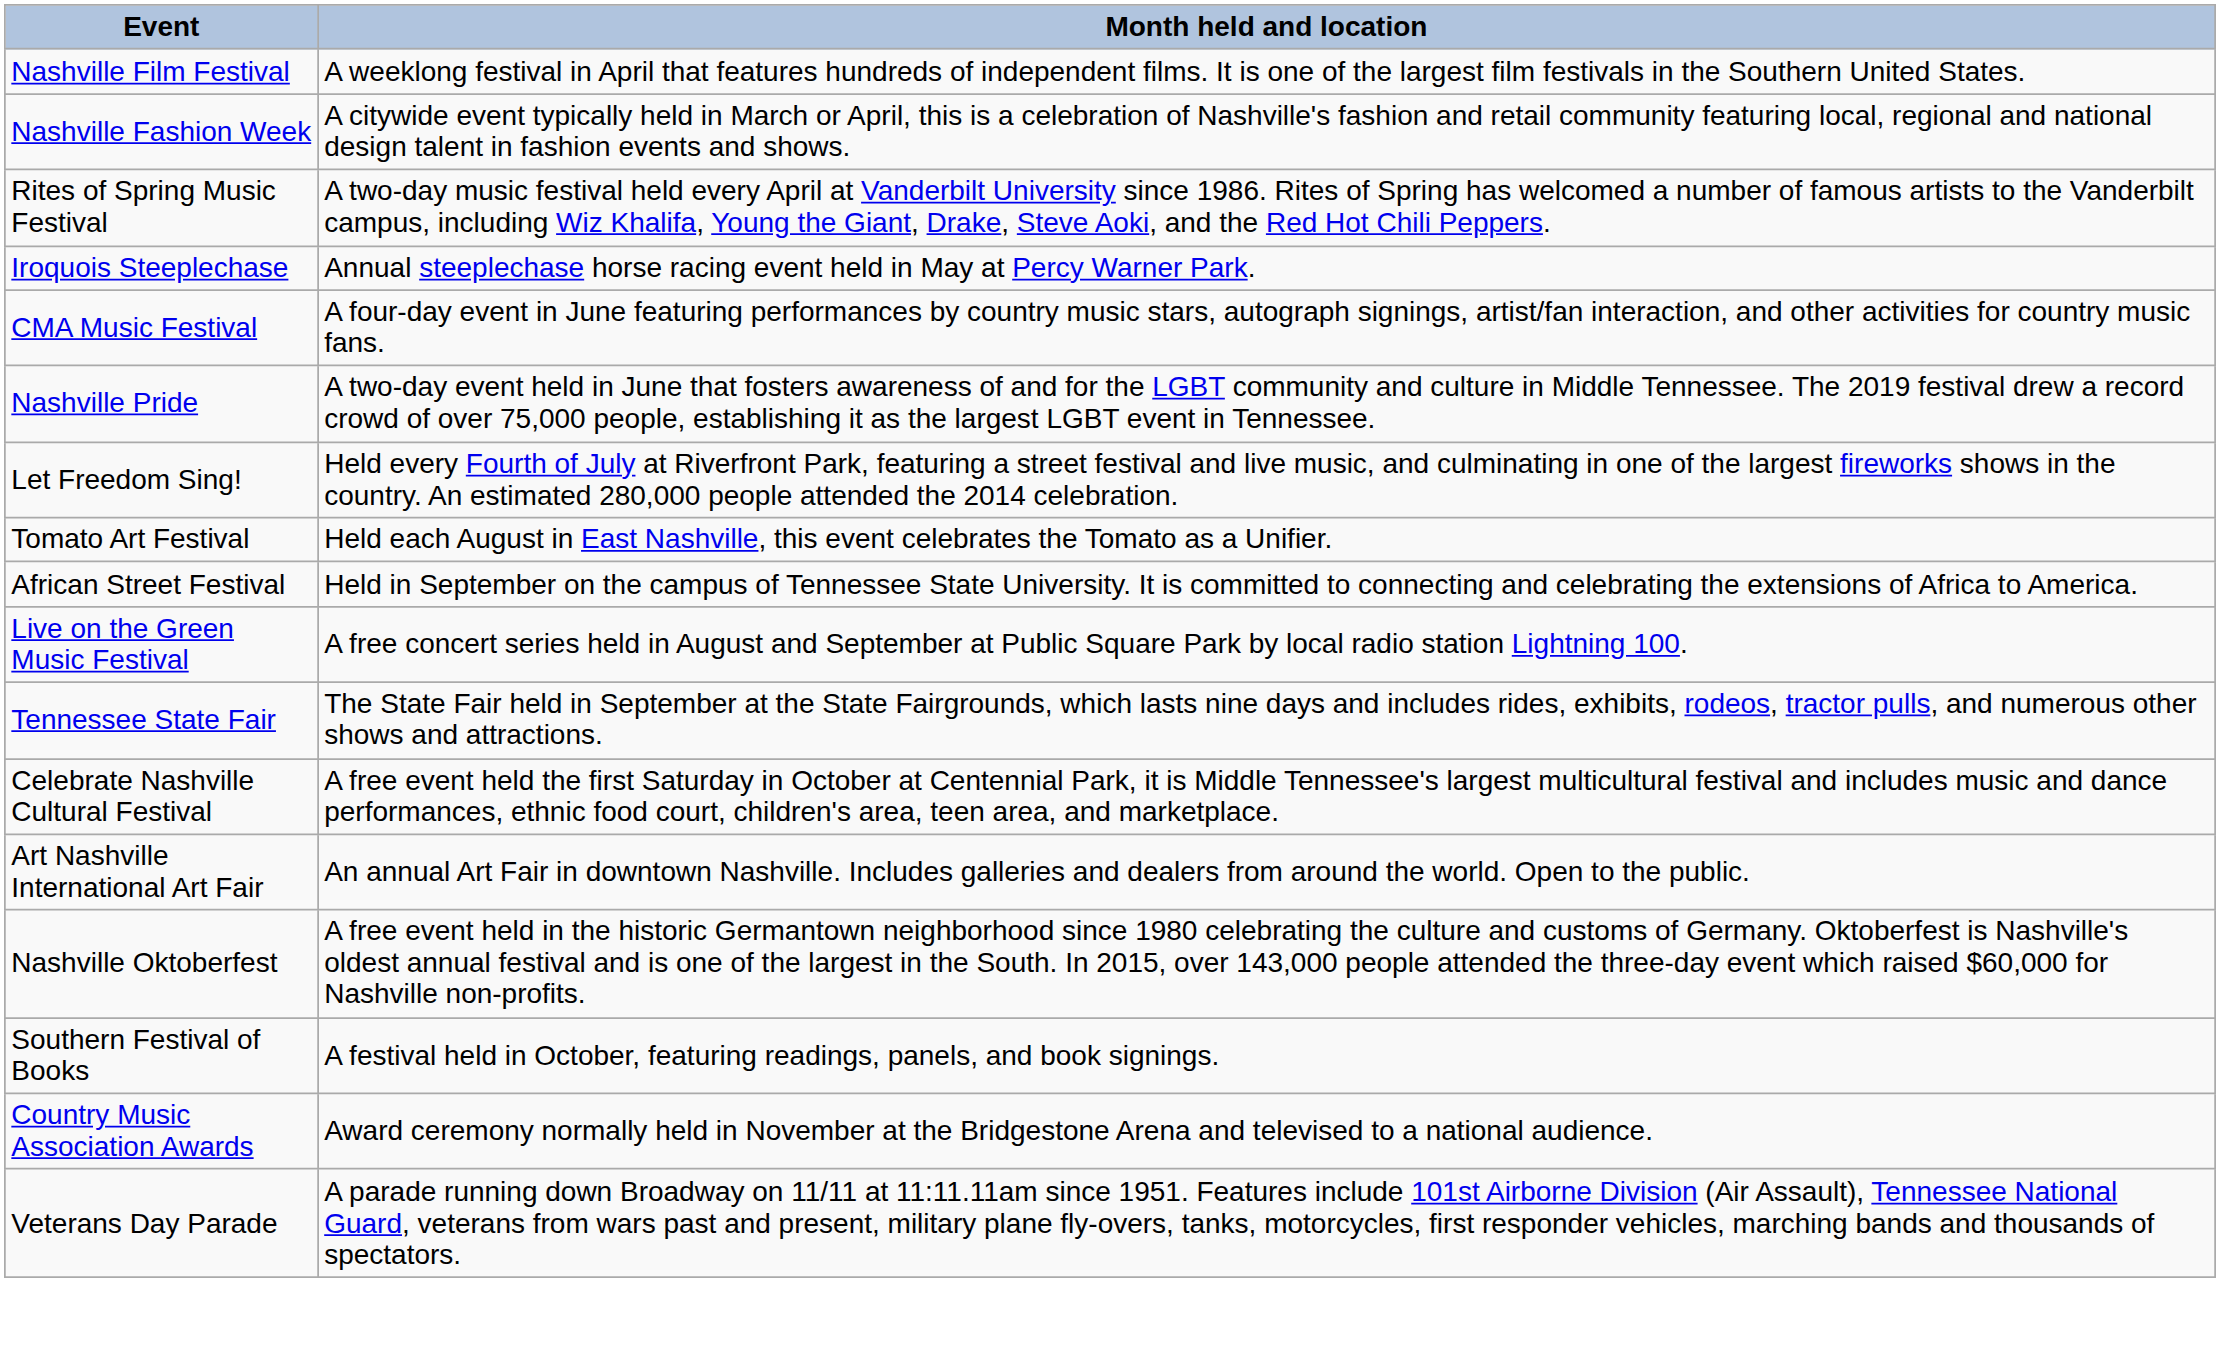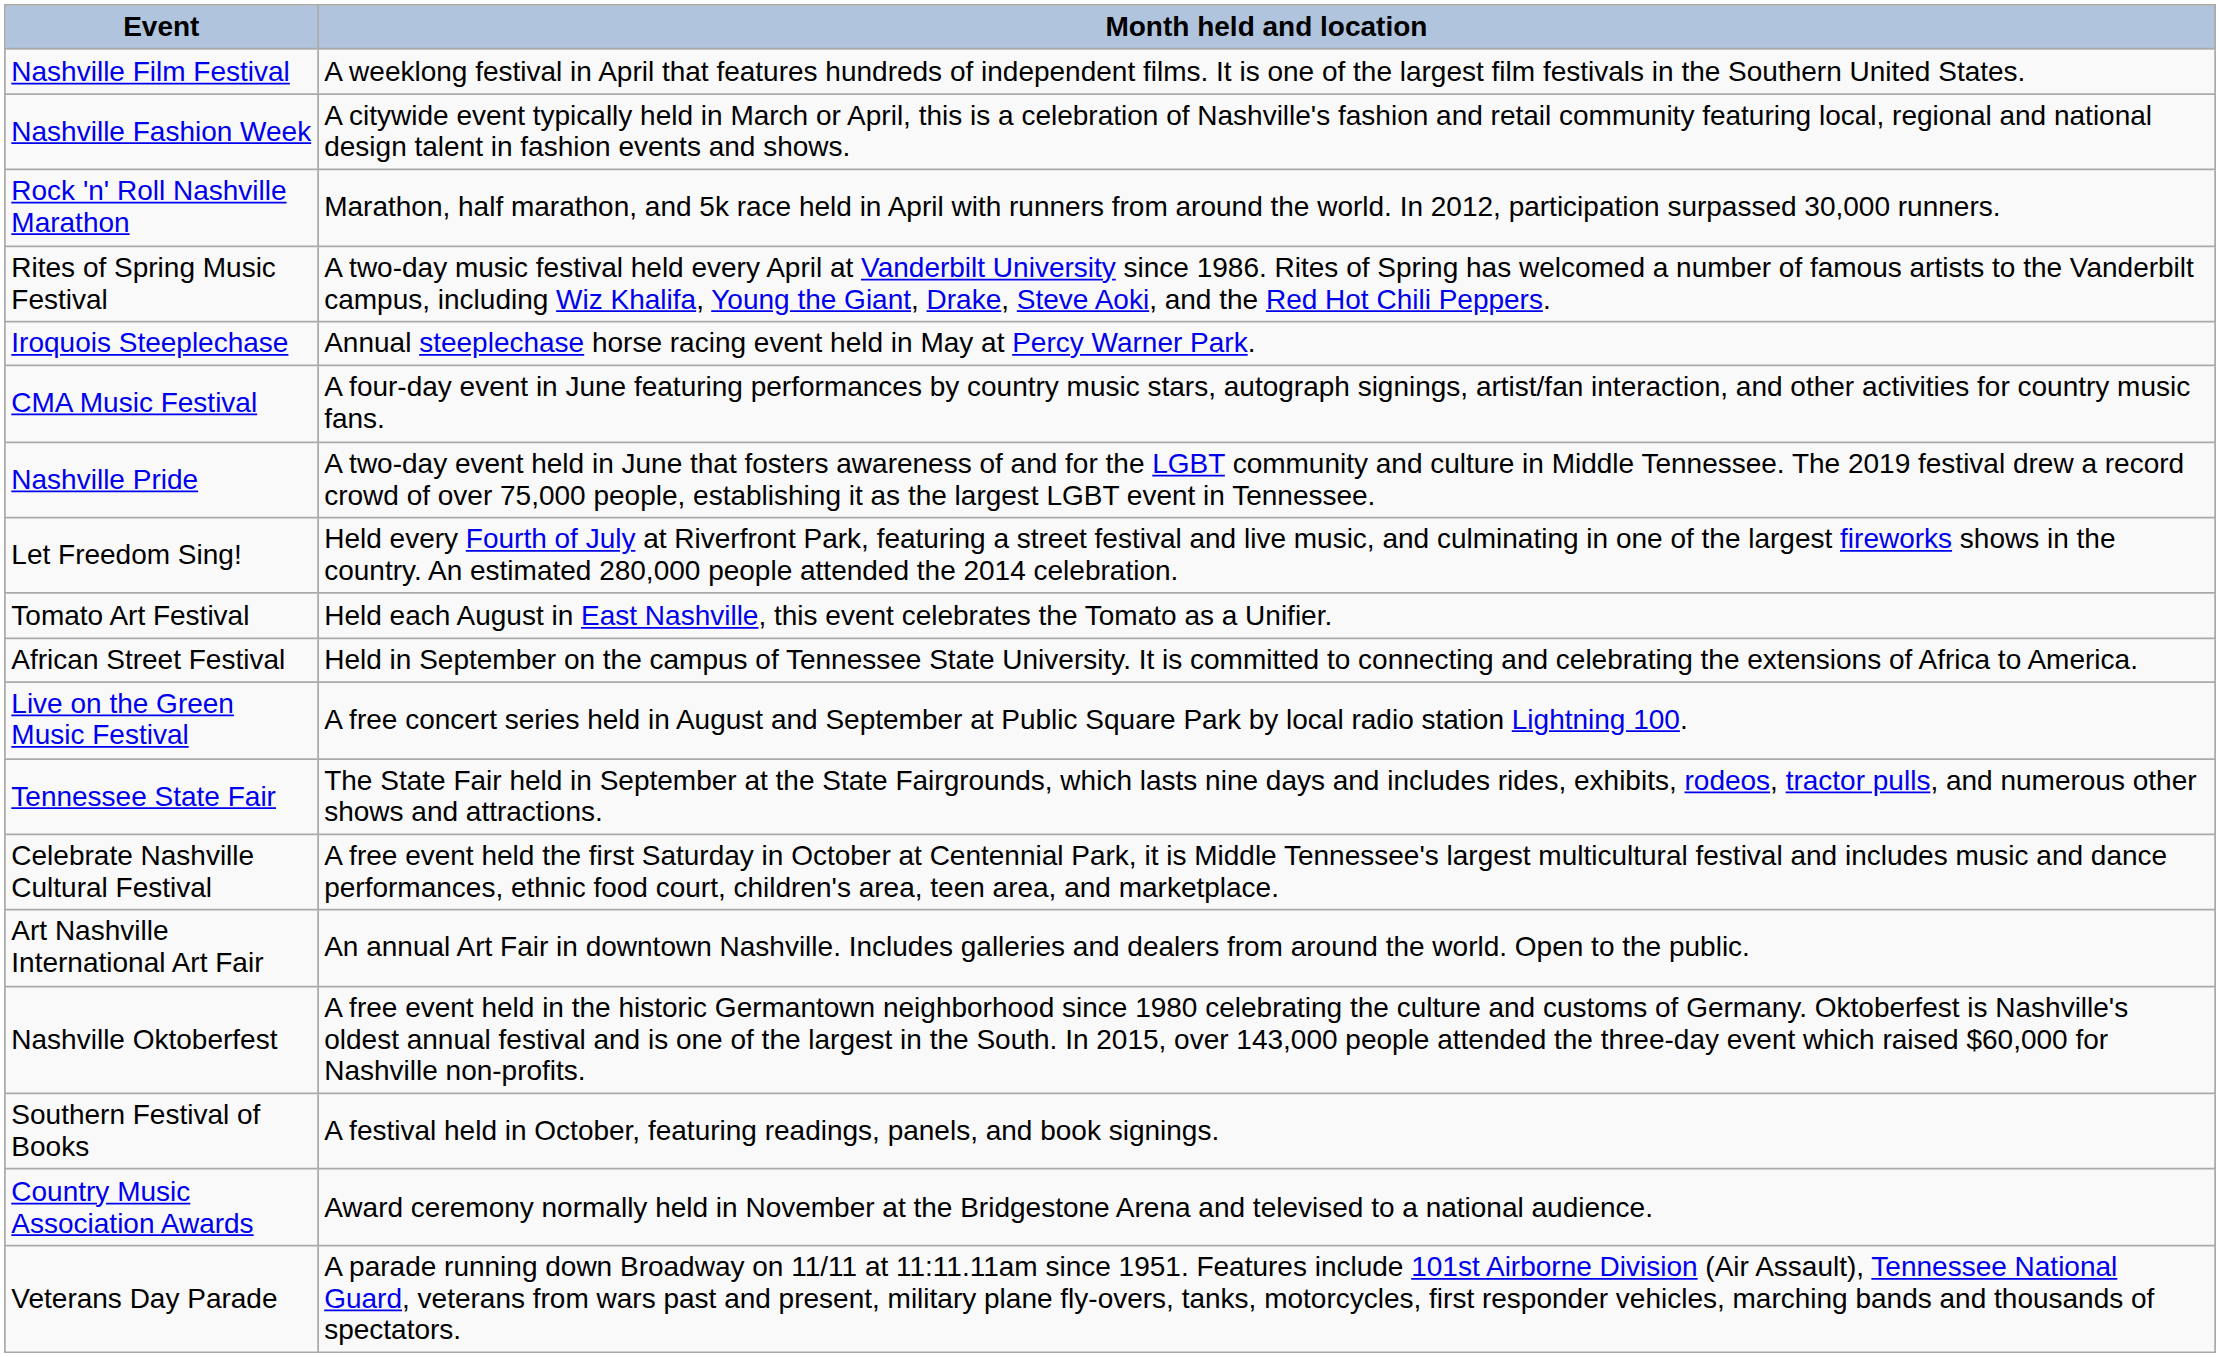+ row: (149, 207)
